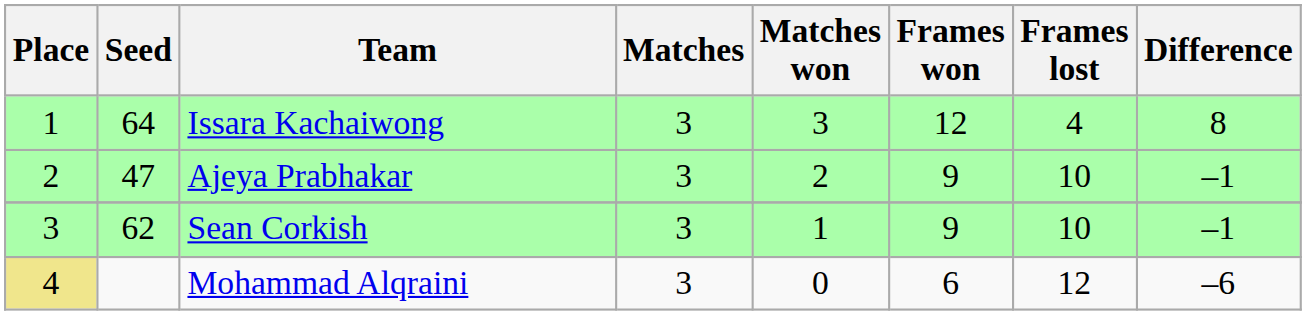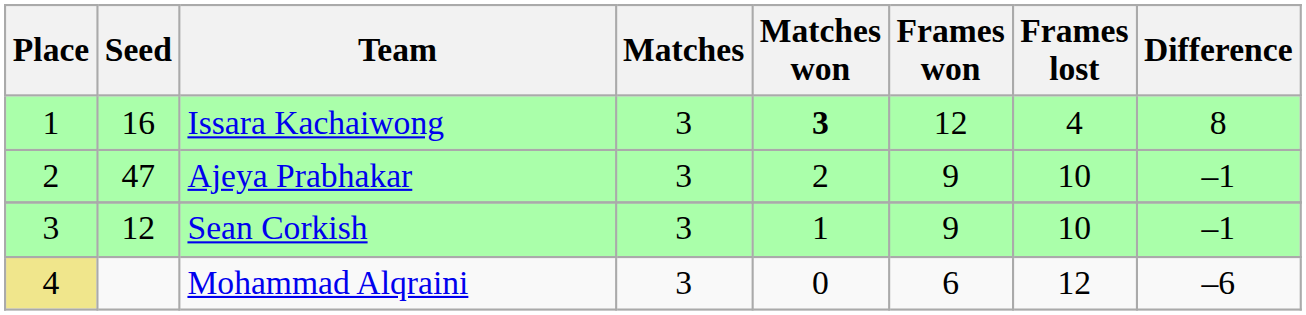(138, 122) 64 -> (138, 122) 16
(820, 122) normal -> (820, 122) bold
(138, 228) 62 -> (138, 228) 12
